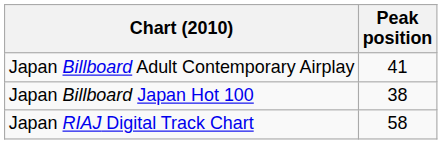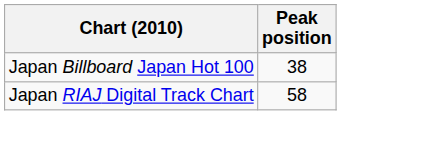- row: (182, 67)
